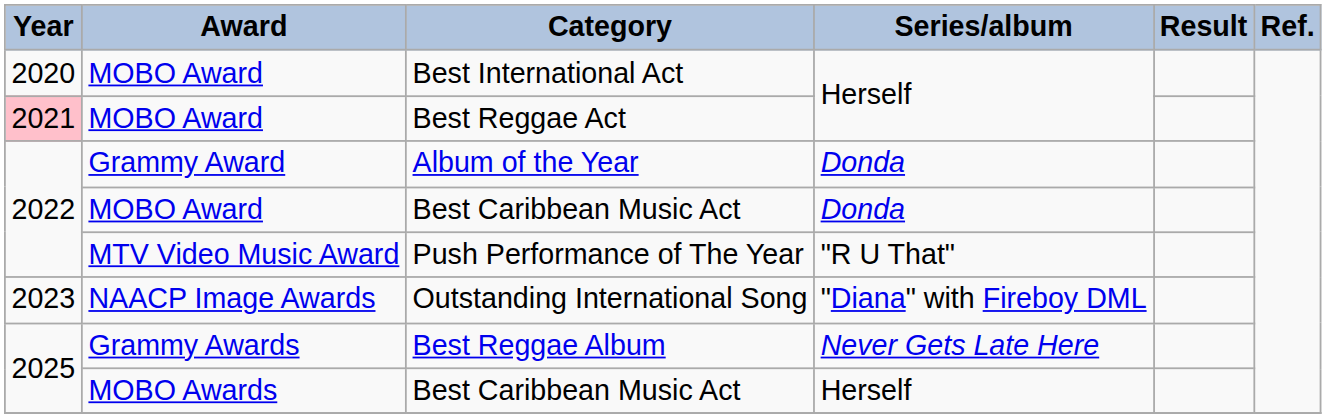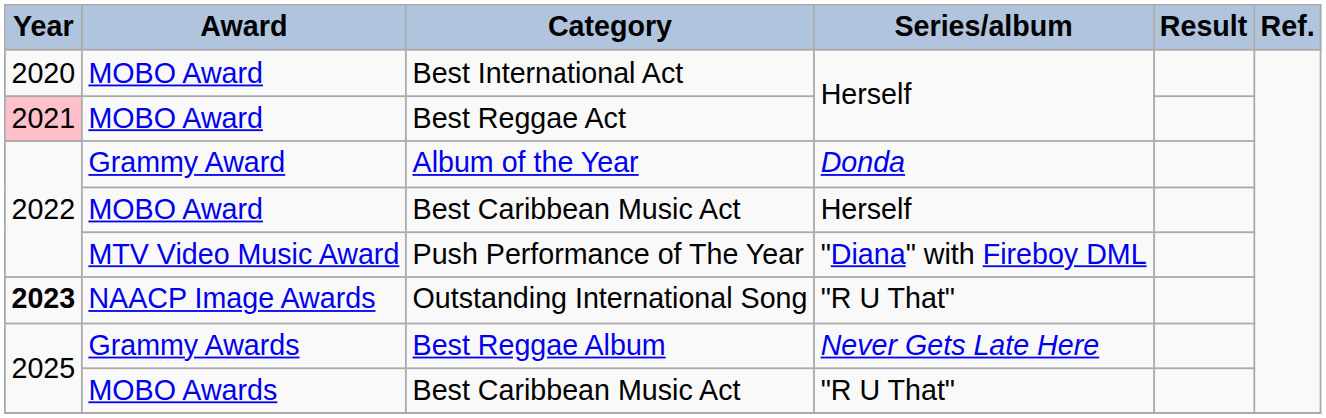(863, 208) Donda -> (866, 208) Herself
(888, 254) "R U That" -> (984, 254) "Diana" with Fireboy DML
(43, 299) normal -> (43, 299) bold
(984, 299) "Diana" with Fireboy DML -> (888, 299) "R U That"
(866, 390) Herself -> (888, 390) "R U That"
